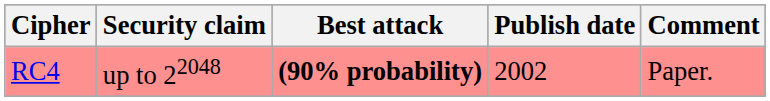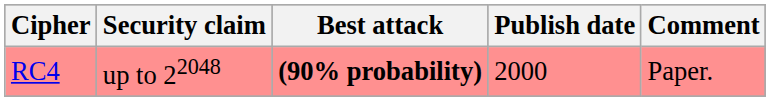(521, 71) 2002 -> (521, 71) 2000
